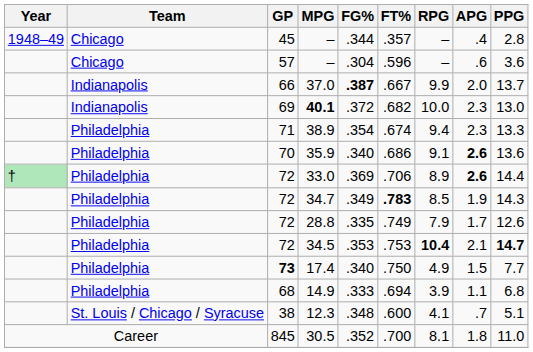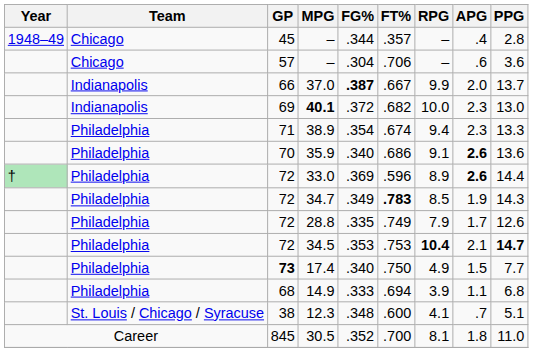(397, 62) .596 -> (397, 62) .706
(397, 176) .706 -> (397, 176) .596
